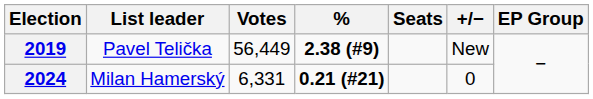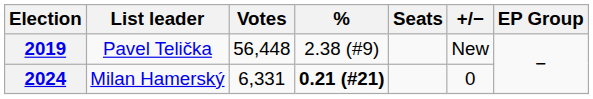(262, 49) 56,449 -> (262, 49) 56,448
(342, 49) bold -> (342, 49) normal
